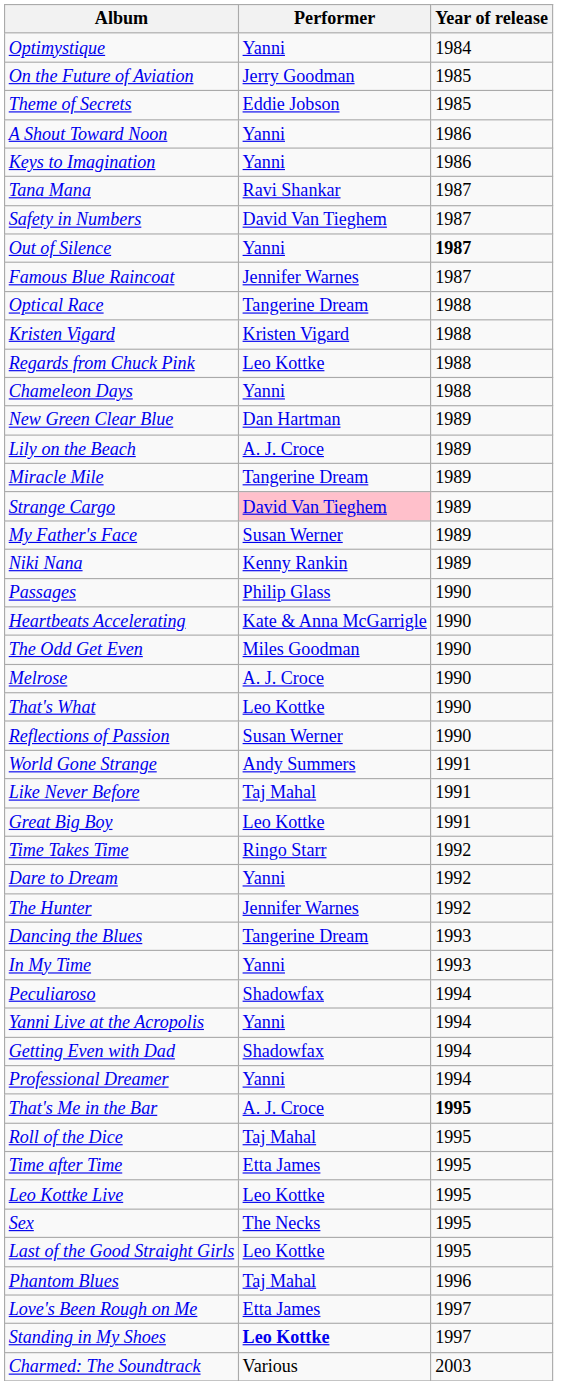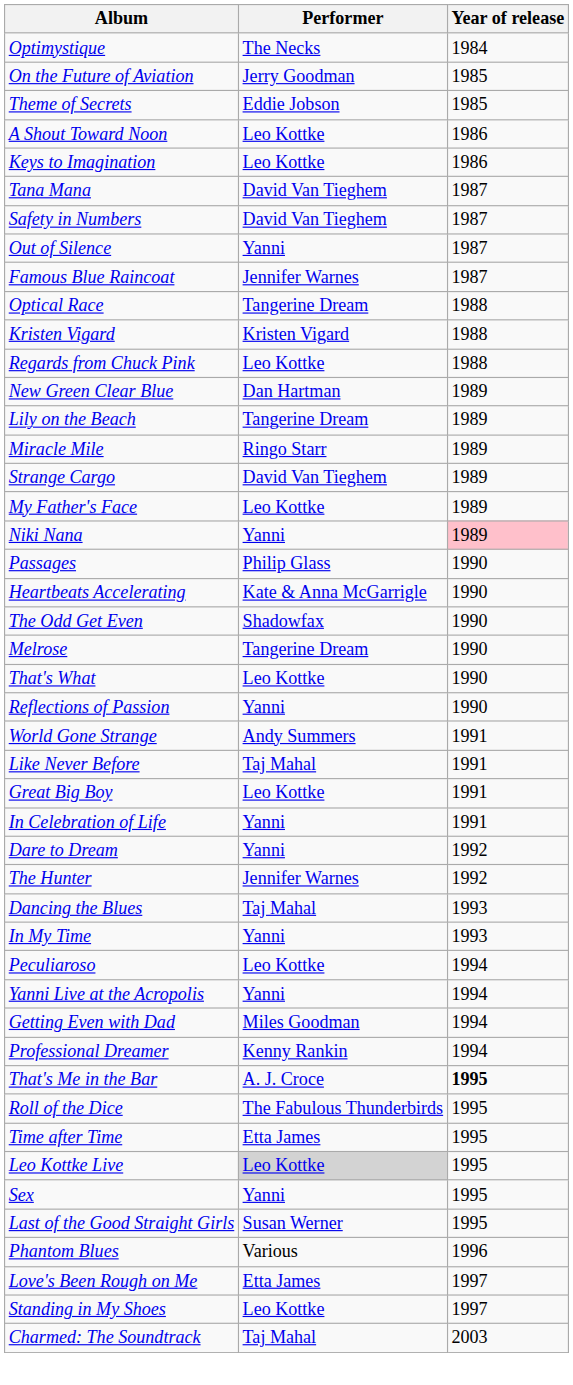(264, 47) Yanni -> (281, 47) The Necks
(264, 133) Yanni -> (284, 133) Leo Kottke
(264, 162) Yanni -> (284, 162) Leo Kottke
(292, 190) Ravi Shankar -> (315, 190) David Van Tieghem
(453, 248) bold -> (470, 248) normal
- row: (71, 391)
(283, 448) A. J. Croce -> (305, 420) Tangerine Dream
(305, 477) Tangerine Dream -> (285, 448) Ringo Starr
(315, 506) pink background -> (315, 477) no background
(293, 534) Susan Werner -> (284, 506) Leo Kottke
(295, 563) Kenny Rankin -> (264, 534) Yanni
(453, 563) no background -> (470, 534) pink background
(301, 649) Miles Goodman -> (283, 620) Shadowfax
(283, 678) A. J. Croce -> (305, 649) Tangerine Dream
(293, 735) Susan Werner -> (264, 707) Yanni
+ row: (87, 821)
- row: (69, 850)
(305, 936) Tangerine Dream -> (279, 907) Taj Mahal
(283, 993) Shadowfax -> (284, 965) Leo Kottke
(283, 1051) Shadowfax -> (301, 1022) Miles Goodman
(264, 1079) Yanni -> (295, 1051) Kenny Rankin
(279, 1137) Taj Mahal -> (343, 1108) The Fabulous Thunderbirds
(284, 1194) no background -> (284, 1165) lightgrey background
(281, 1223) The Necks -> (264, 1194) Yanni
(284, 1251) Leo Kottke -> (293, 1223) Susan Werner
(279, 1280) Taj Mahal -> (270, 1251) Various
(286, 1337) bold -> (284, 1309) normal
(270, 1366) Various -> (279, 1337) Taj Mahal
